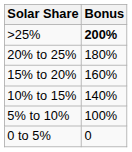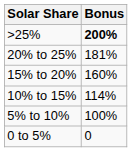(101, 55) 180% -> (101, 55) 181%
(101, 95) 140% -> (100, 95) 114%
